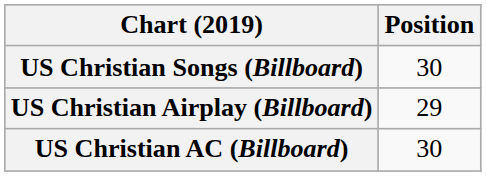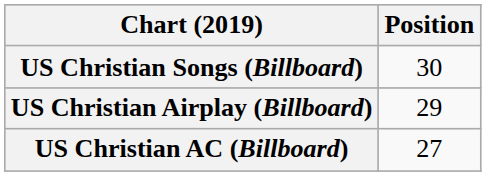(429, 149) 30 -> (429, 149) 27
